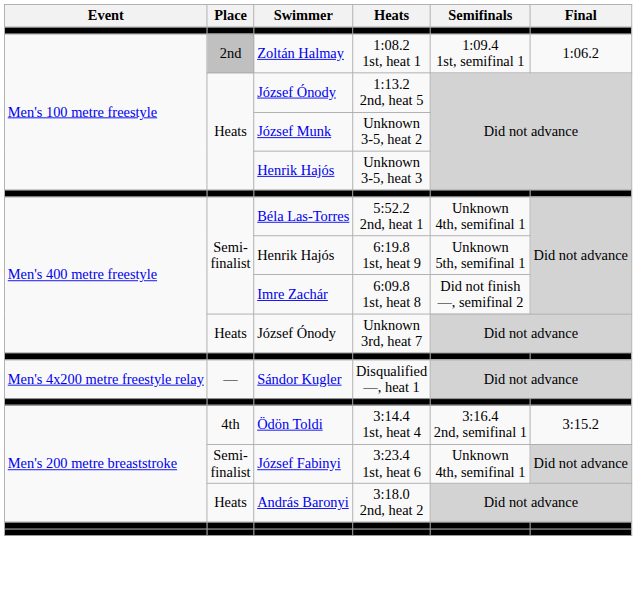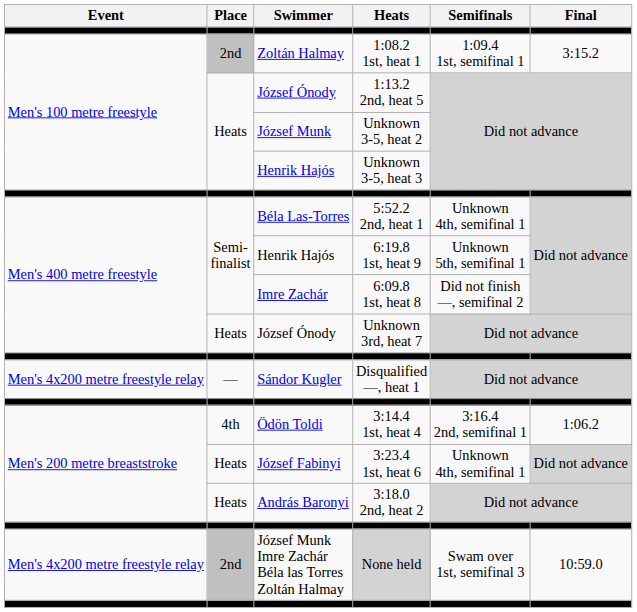(581, 53) 1:06.2 -> (581, 53) 3:15.2
(581, 424) 3:15.2 -> (581, 424) 1:06.2
(231, 463) Semi- finalist -> (231, 463) Heats
+ row: (301, 564)
